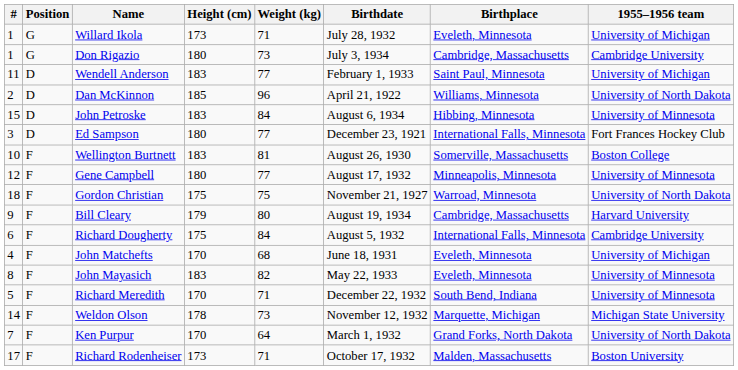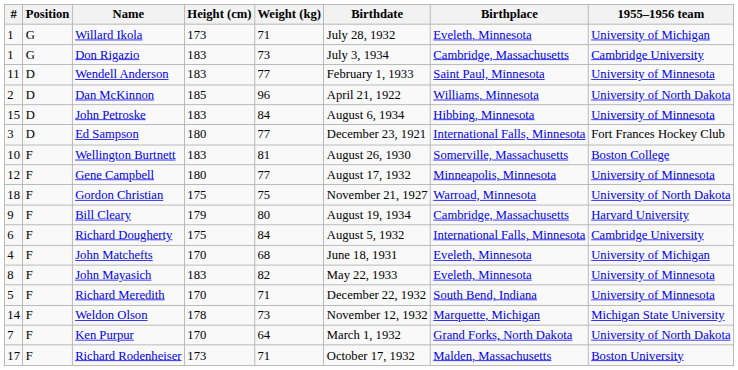(197, 54) 180 -> (197, 54) 183
(651, 74) University of Michigan -> (653, 74) University of Minnesota
